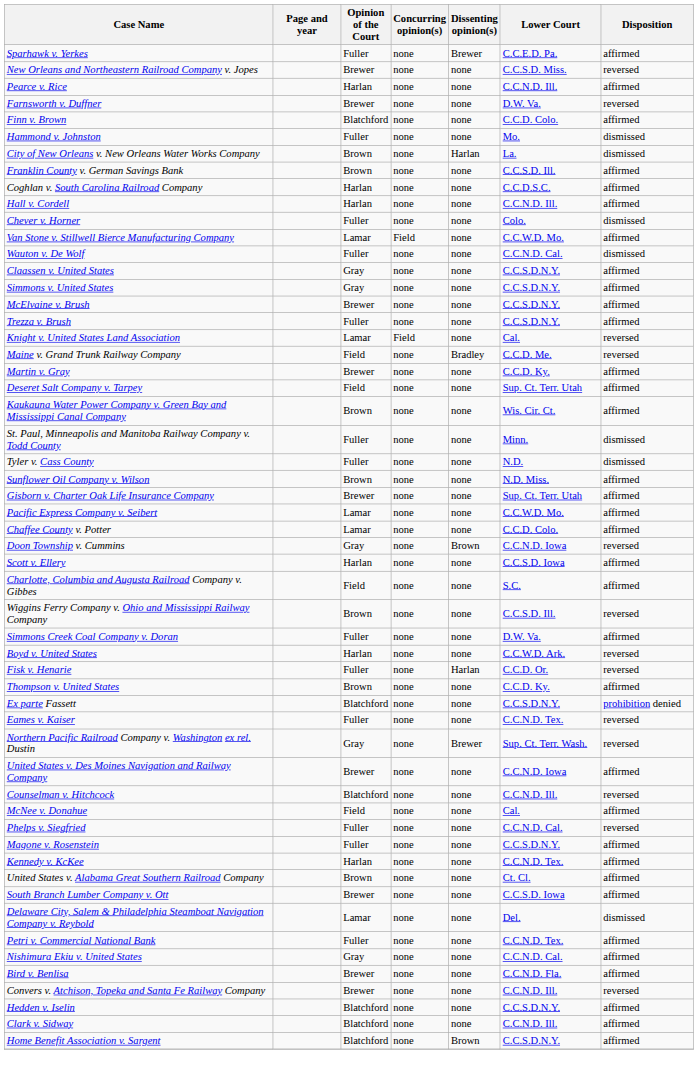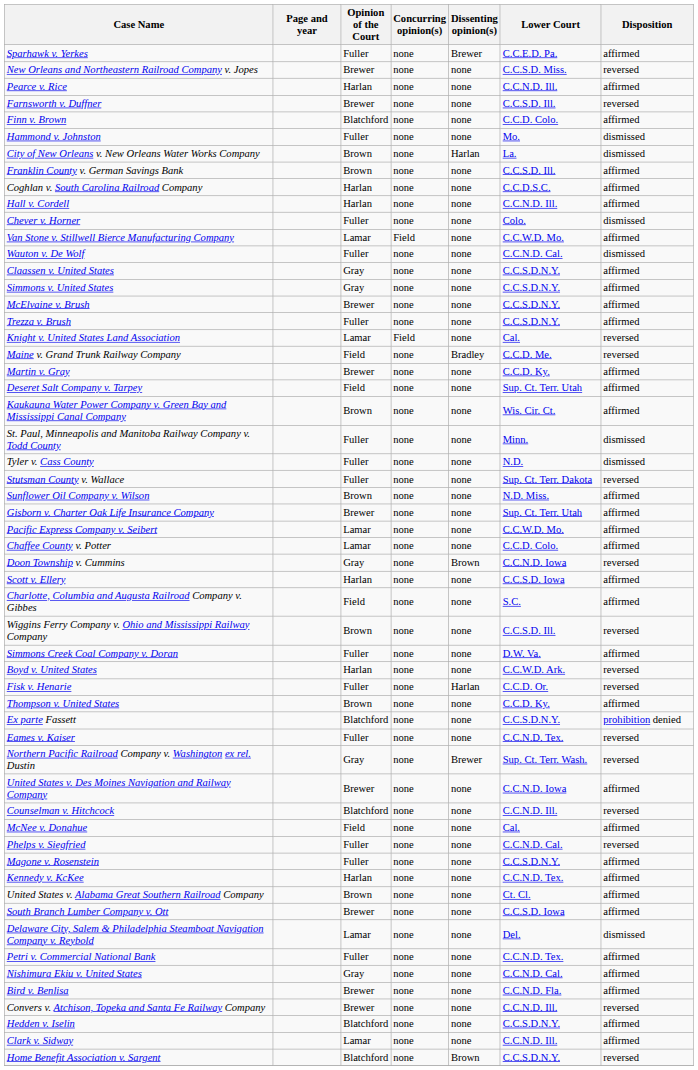(522, 103) D.W. Va. -> (529, 103) C.C.S.D. Ill.
+ row: (65, 479)
(366, 1024) Blatchford -> (357, 1040) Lamar
(621, 1040) affirmed -> (621, 1057) reversed
